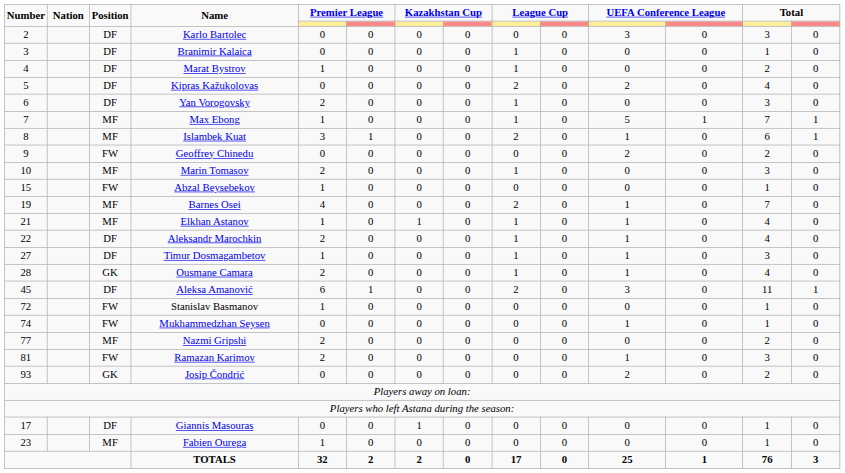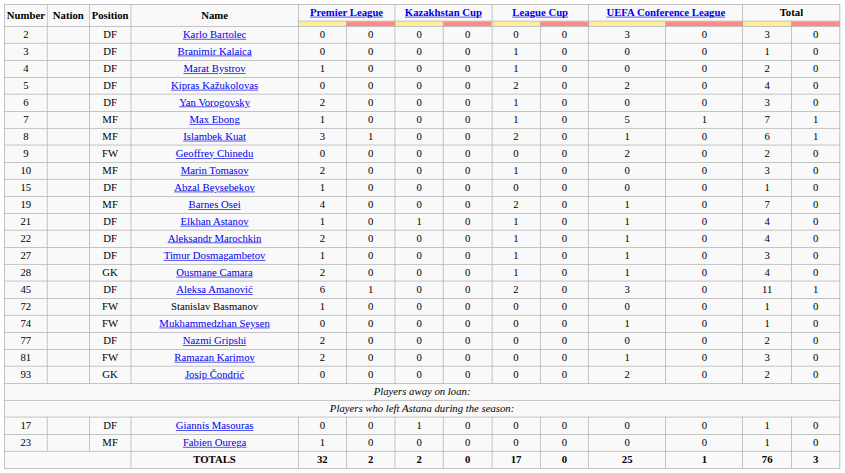(110, 187) FW -> (110, 187) DF
(110, 221) MF -> (110, 221) DF
(110, 340) MF -> (110, 340) DF
